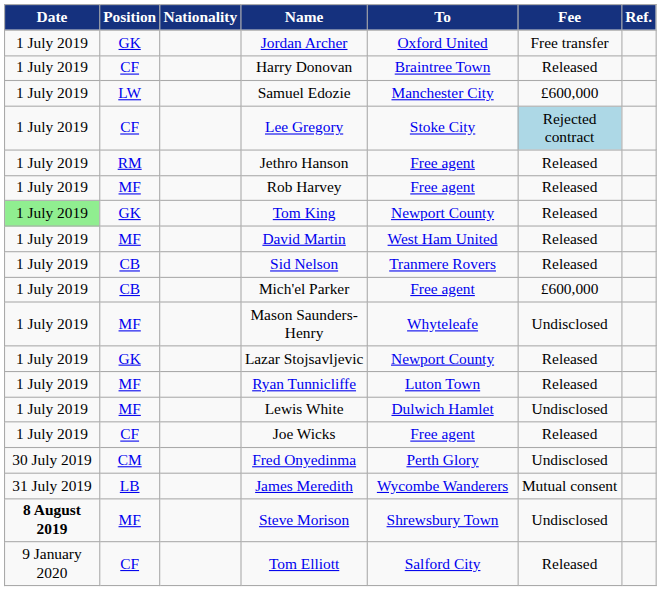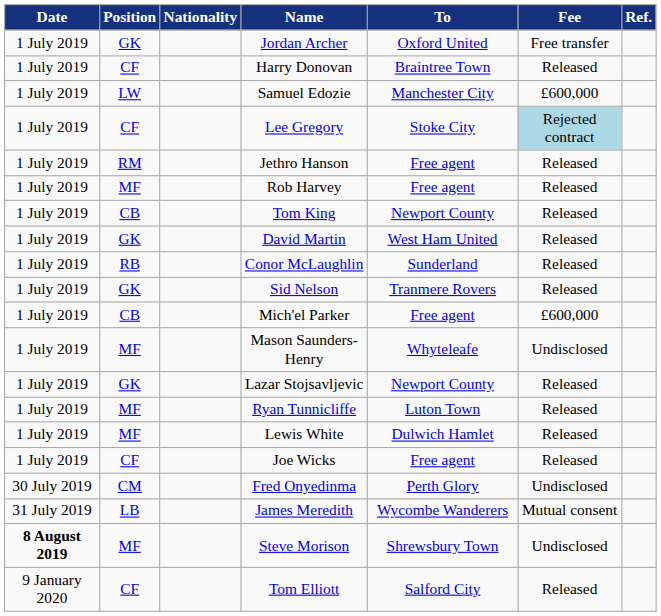(52, 213) lightgreen background -> (52, 213) no background
(130, 213) GK -> (130, 213) CB
(130, 239) MF -> (130, 239) GK
+ row: (304, 264)
(130, 264) CB -> (130, 289) GK
(570, 409) Undisclosed -> (570, 435) Released
